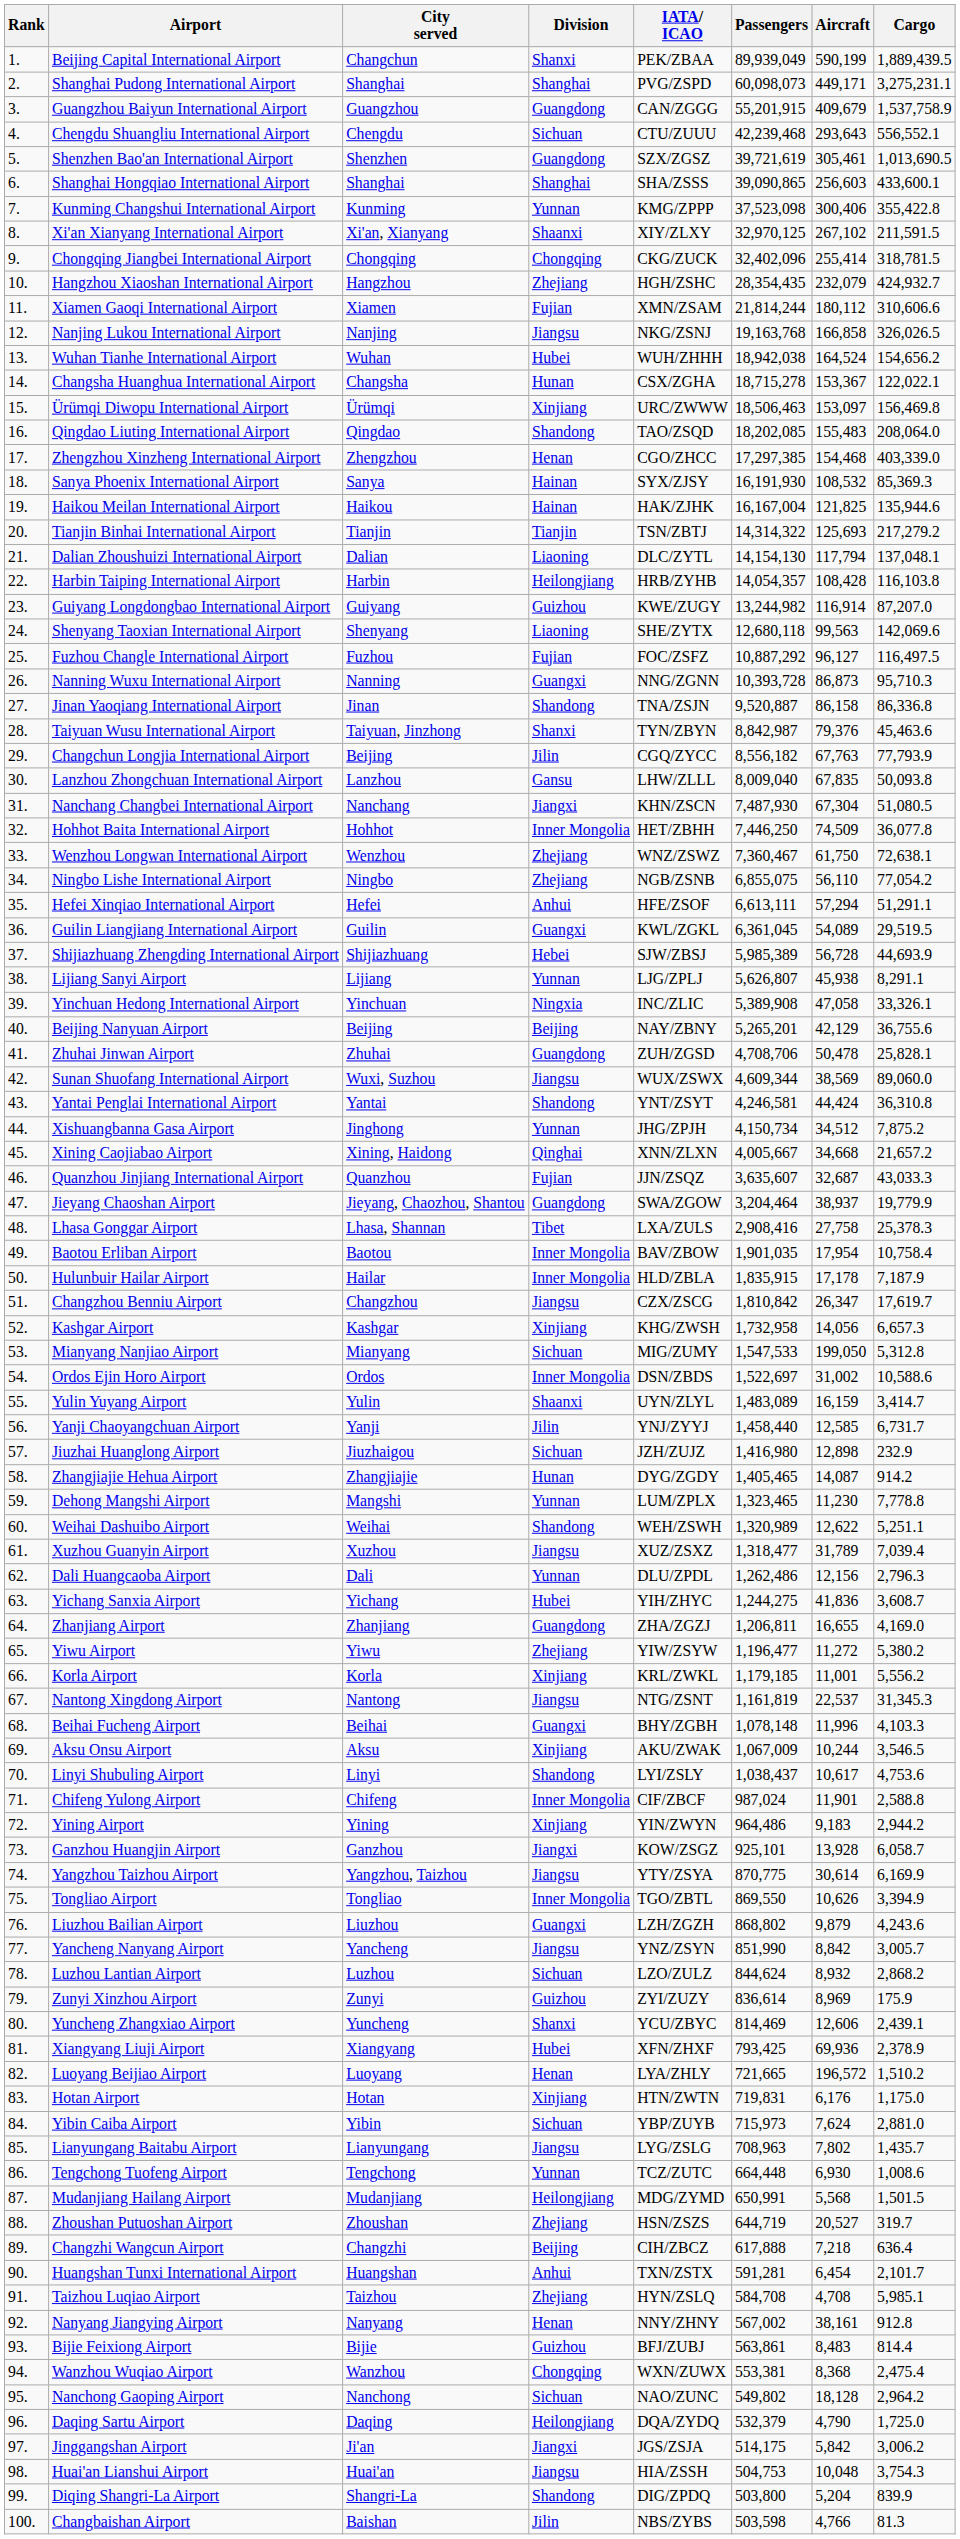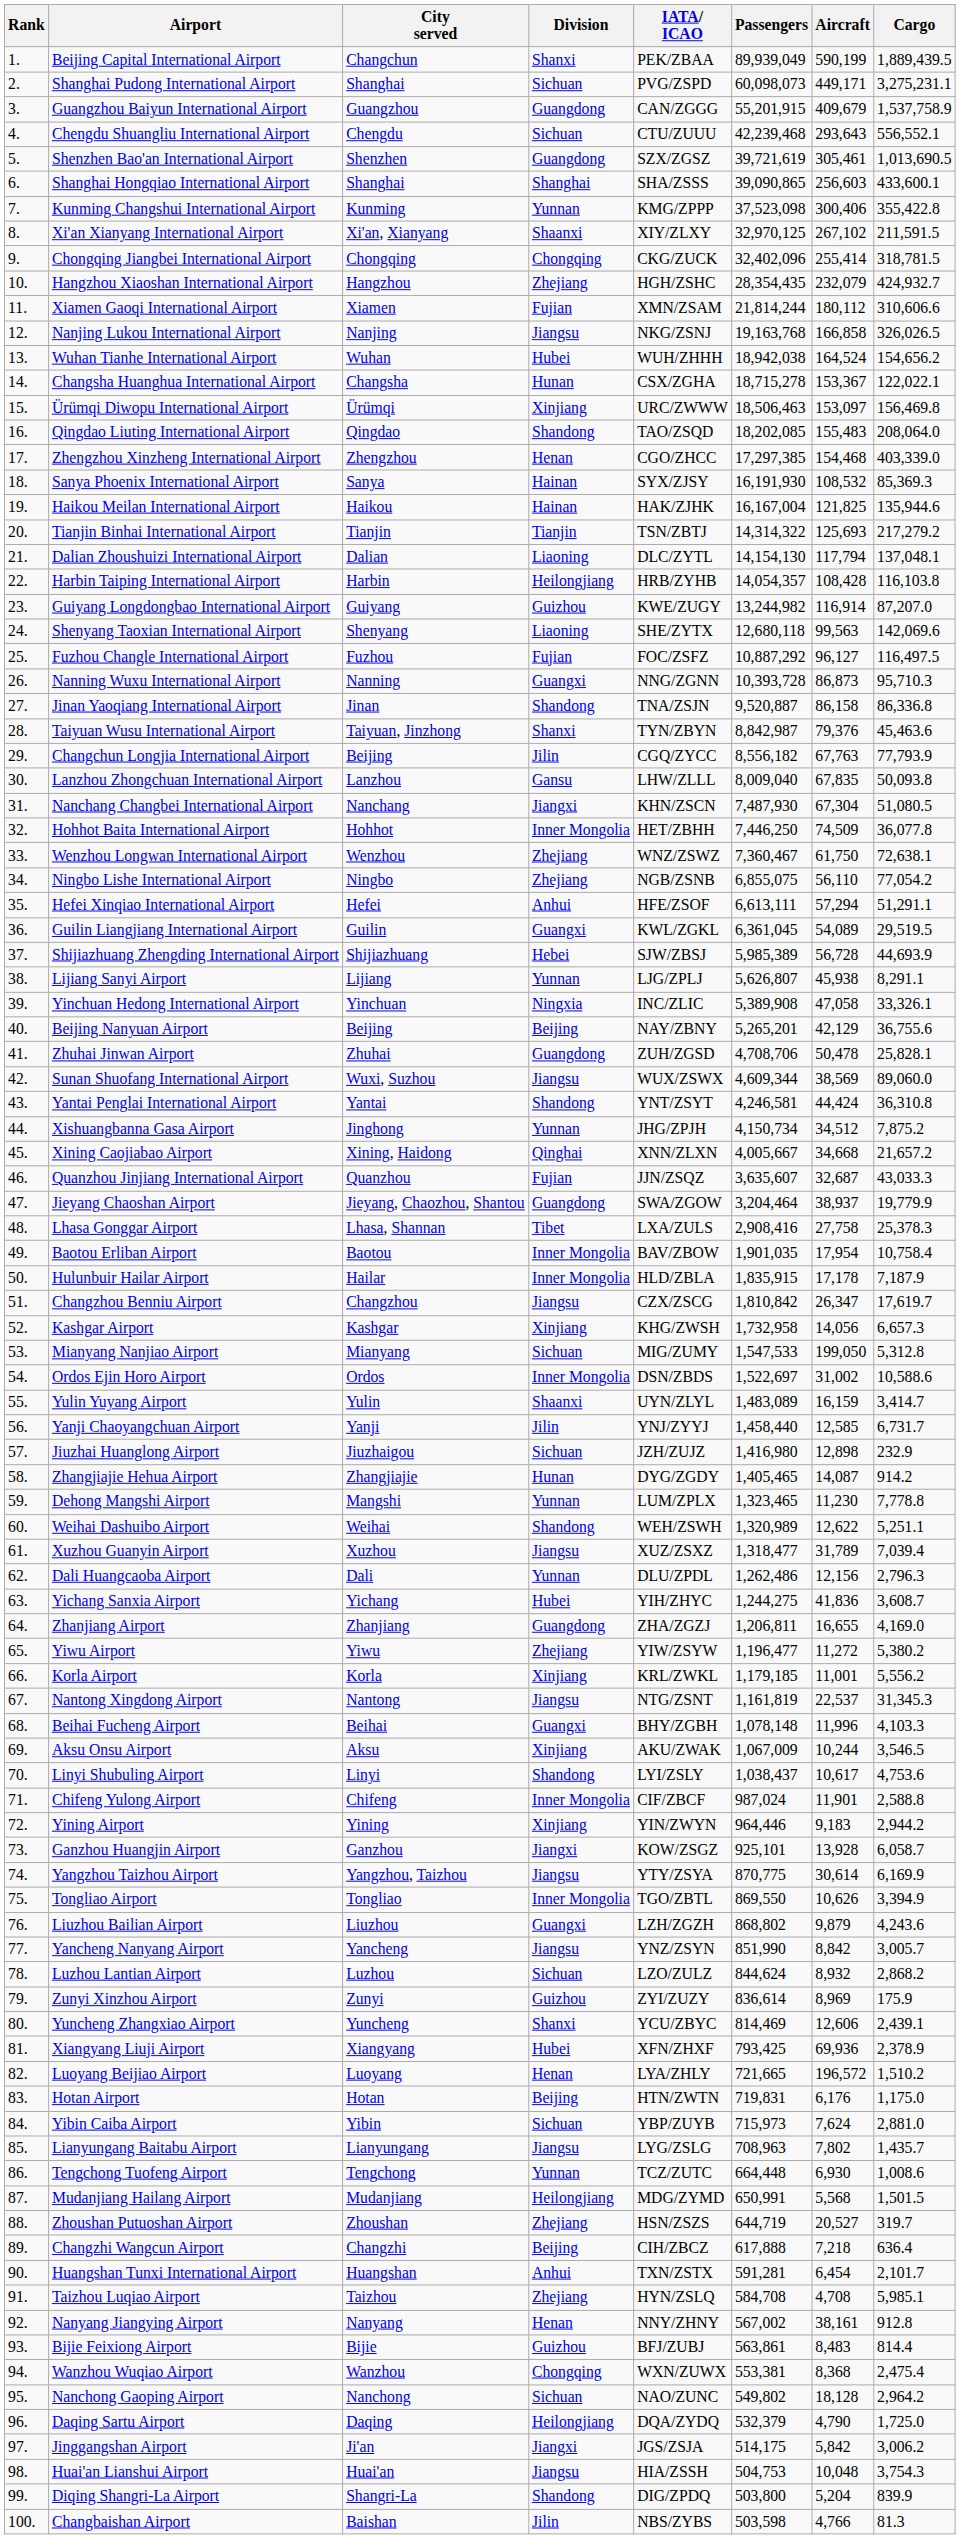(561, 84) Shanghai -> (557, 84) Sichuan
(760, 1825) 964,486 -> (760, 1825) 964,446
(559, 2098) Xinjiang -> (555, 2098) Beijing
